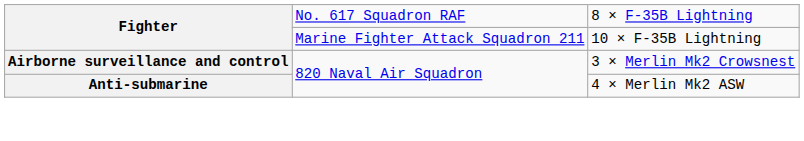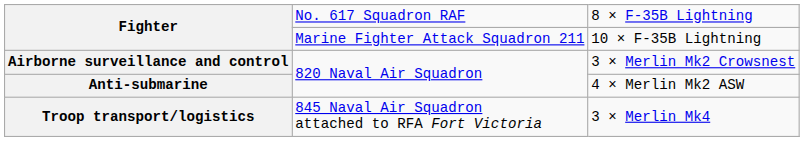+ row: (148, 117)
